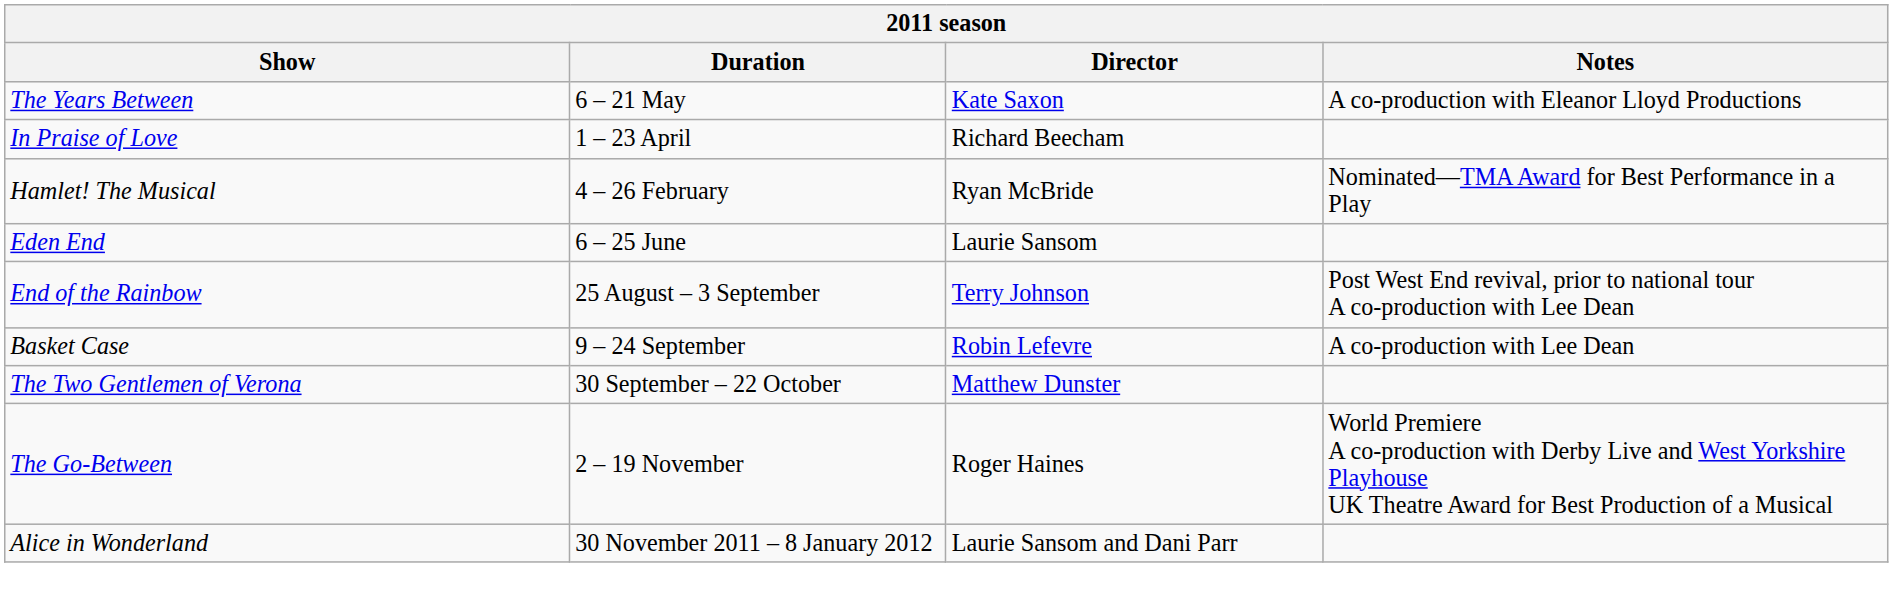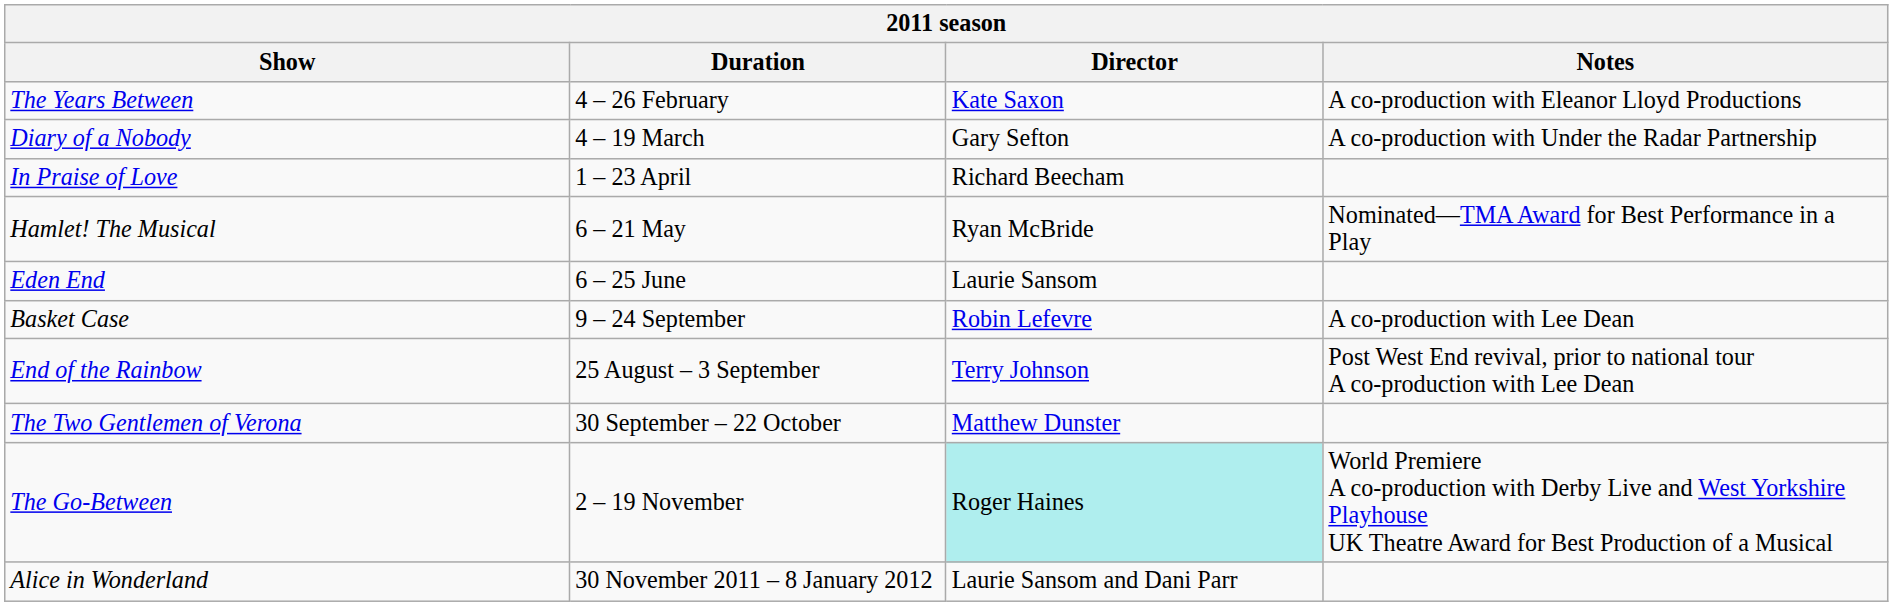(631, 100) 6 – 21 May -> (652, 100) 4 – 26 February
+ row: (101, 138)
(652, 190) 4 – 26 February -> (631, 228) 6 – 21 May
rows swapped: (106, 294) <-> (70, 346)
(1018, 463) no background -> (1018, 501) paleturquoise background
